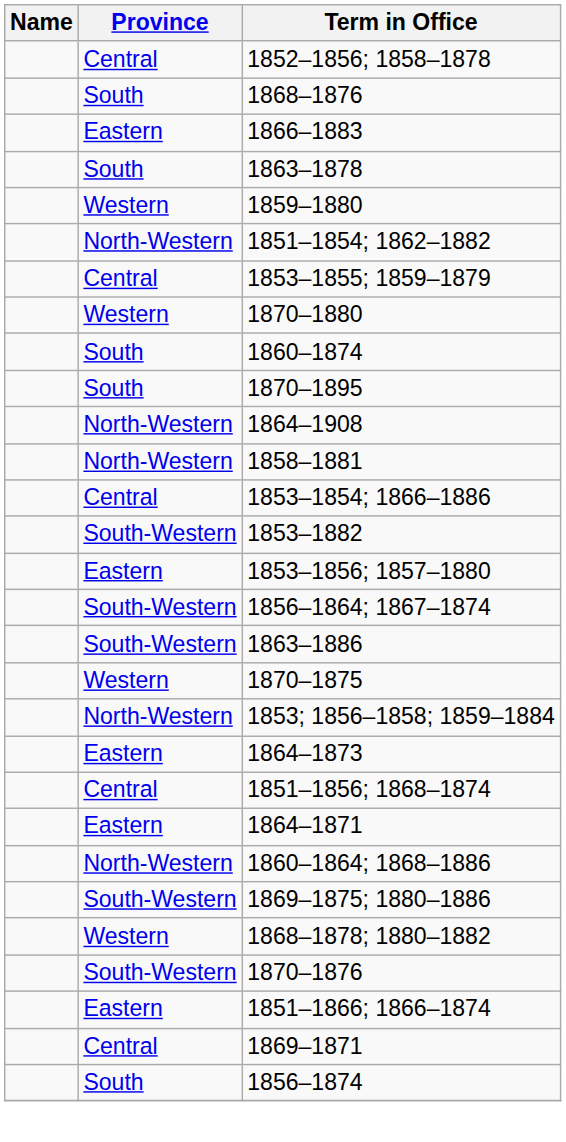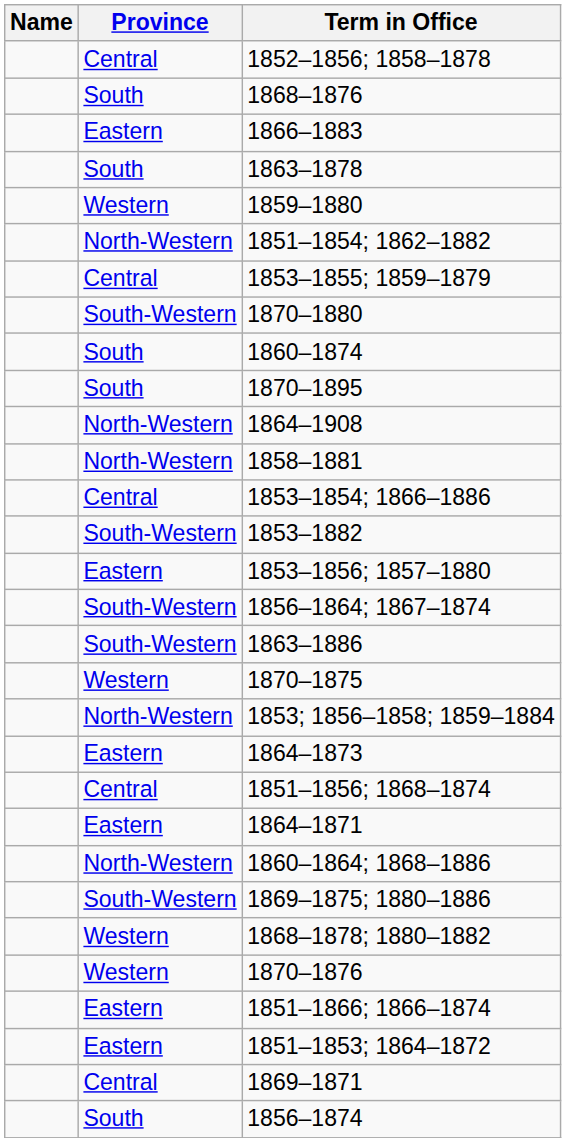(126, 315) Western -> (160, 315) South-Western
(160, 972) South-Western -> (126, 972) Western
+ row: (369, 1045)
